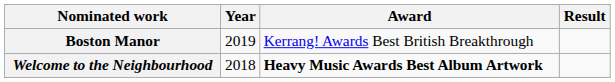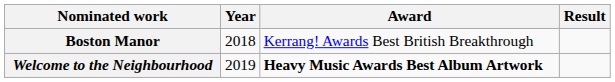(240, 41) 2019 -> (240, 41) 2018
(240, 65) 2018 -> (240, 65) 2019
